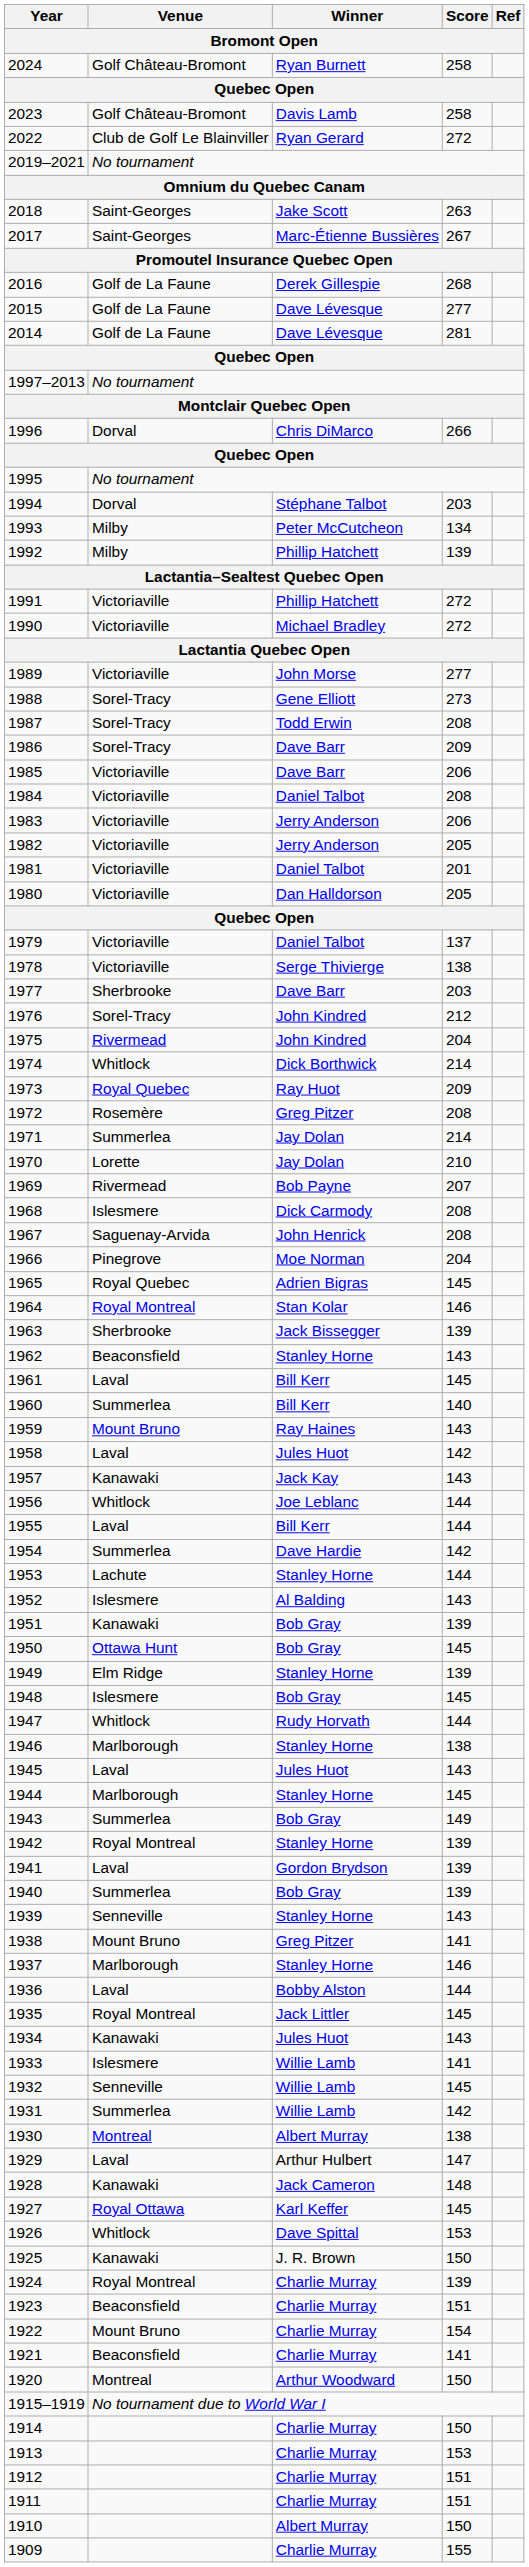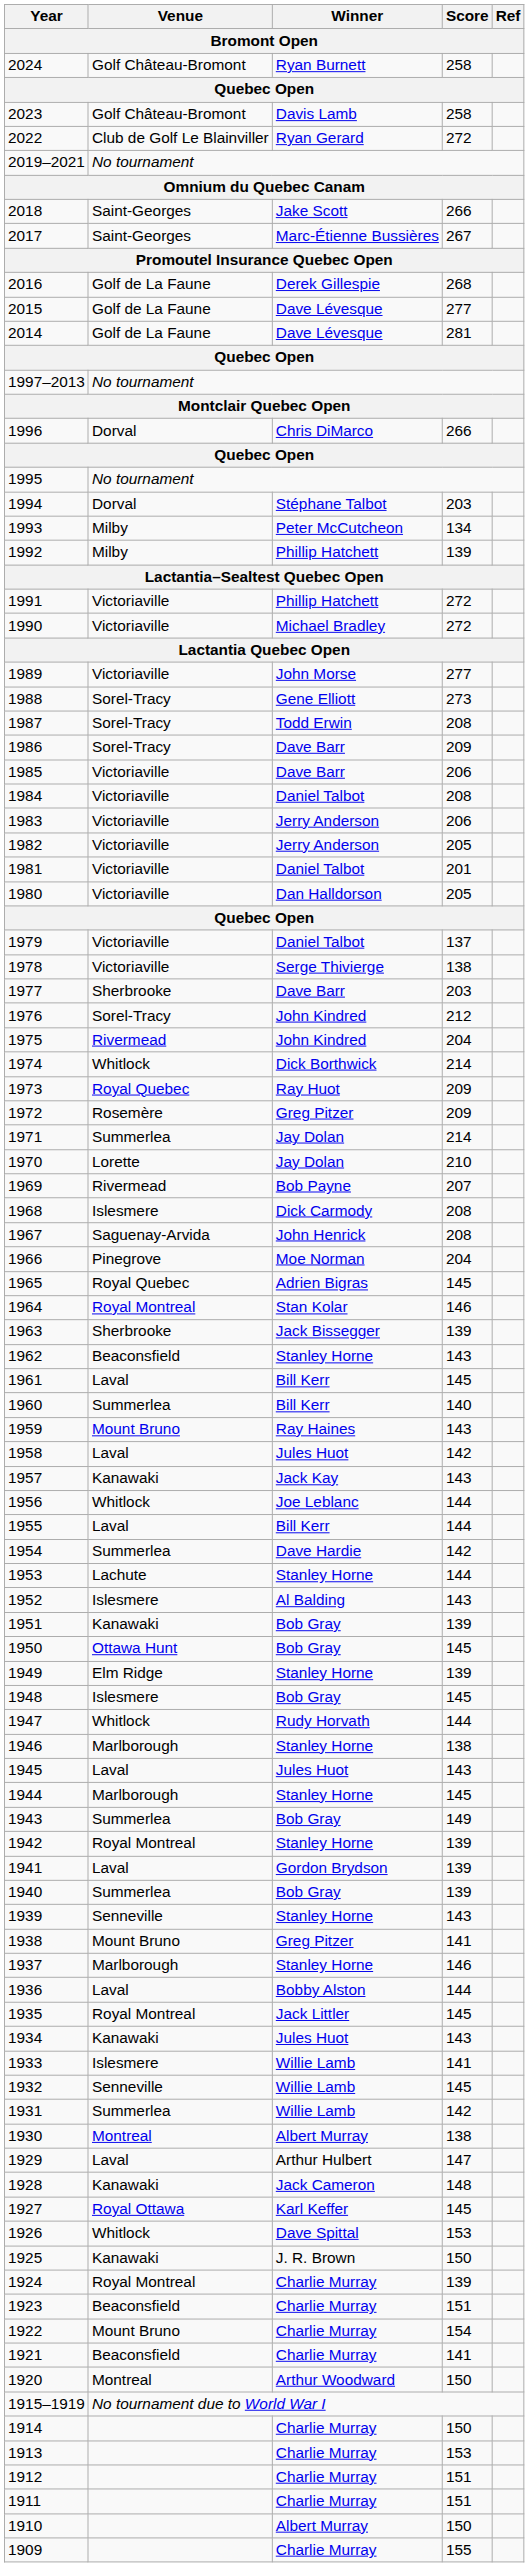(459, 211) 263 -> (459, 211) 266
(459, 1112) 208 -> (459, 1112) 209
